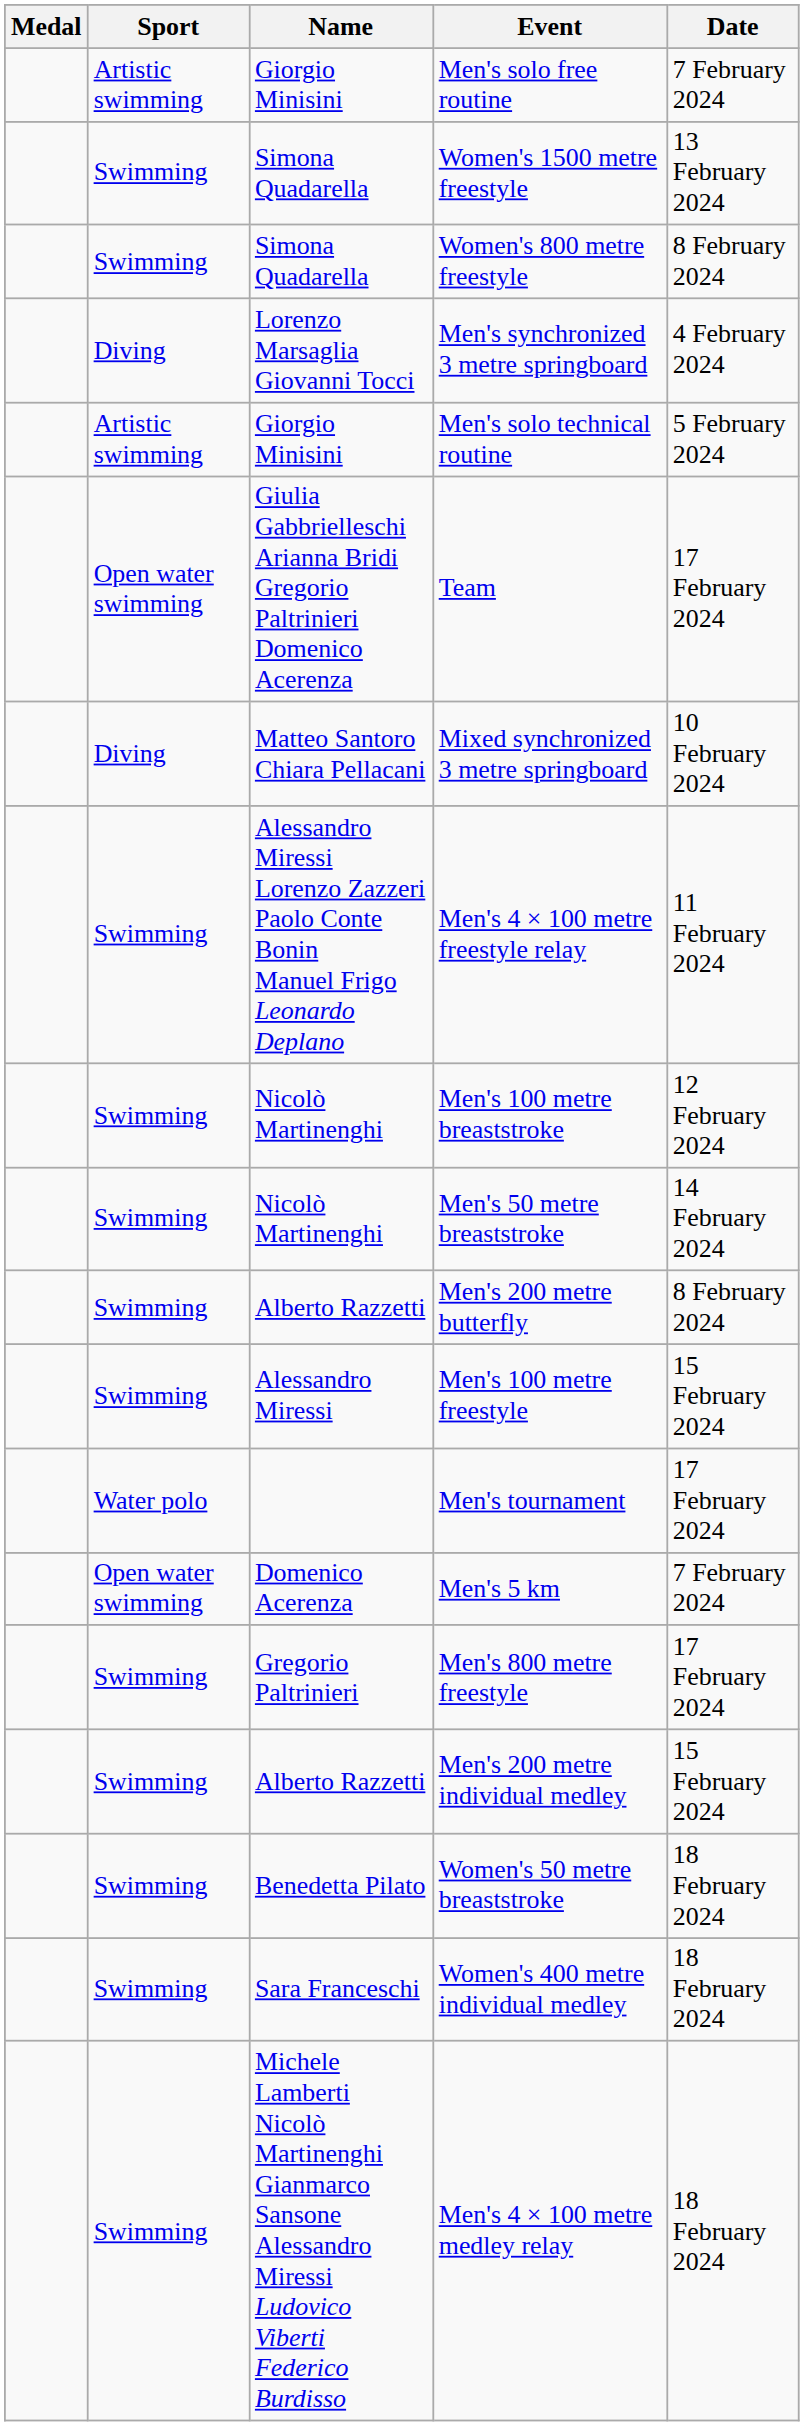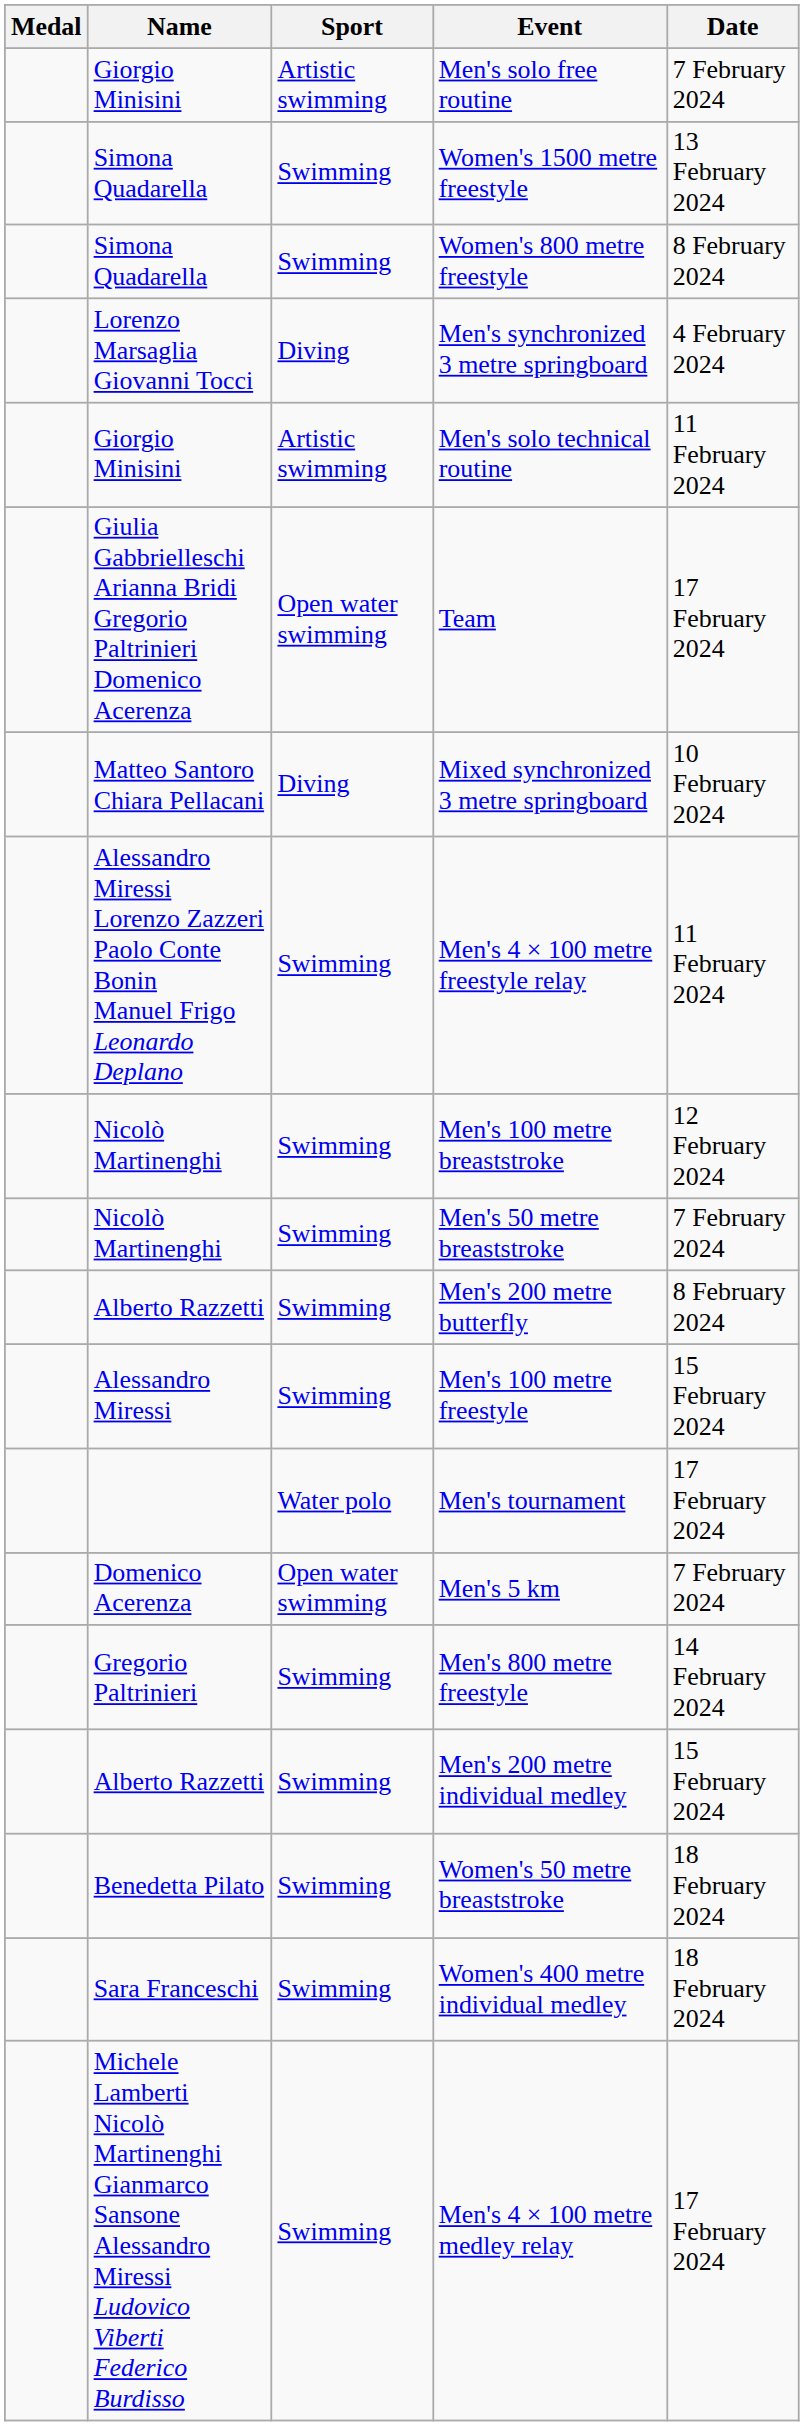columns swapped: (341, 26) <-> (168, 26)
(729, 438) 5 February 2024 -> (720, 454) 11 February 2024
(720, 1218) 14 February 2024 -> (729, 1234) 7 February 2024
(720, 1677) 17 February 2024 -> (720, 1677) 14 February 2024
(720, 2230) 18 February 2024 -> (720, 2230) 17 February 2024
